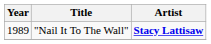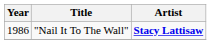(18, 30) 1989 -> (18, 30) 1986
